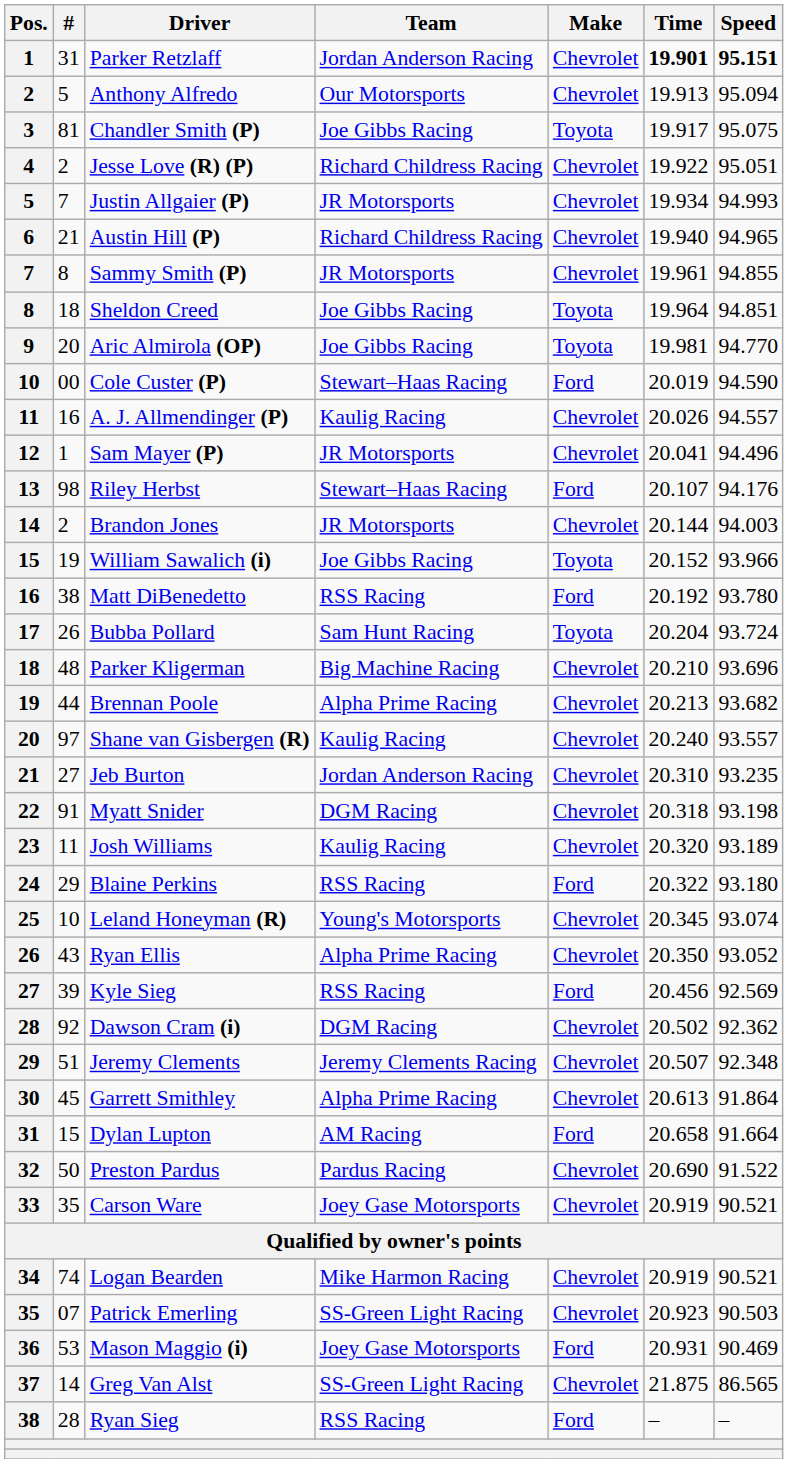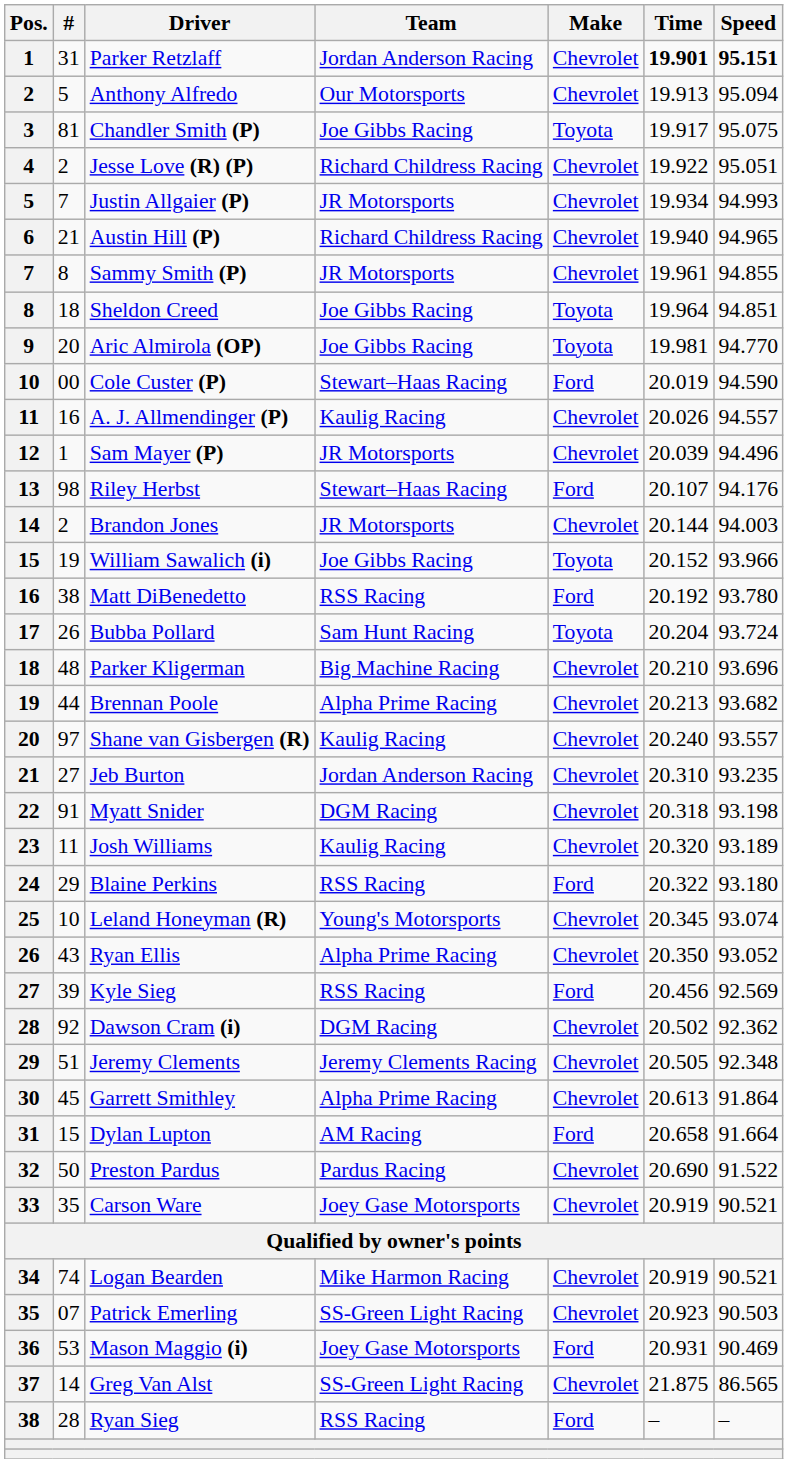(678, 452) 20.041 -> (678, 452) 20.039
(678, 1061) 20.507 -> (678, 1061) 20.505
